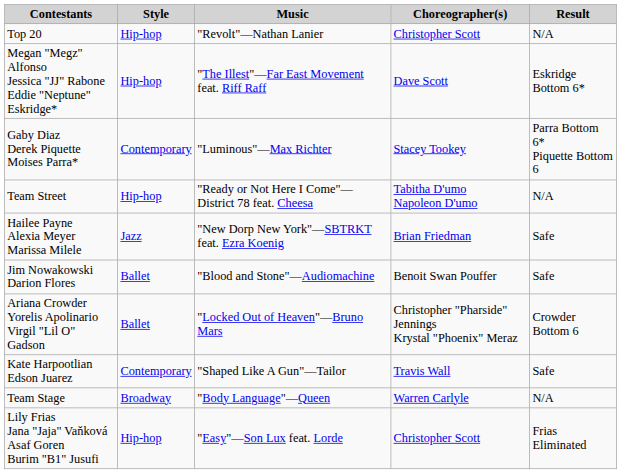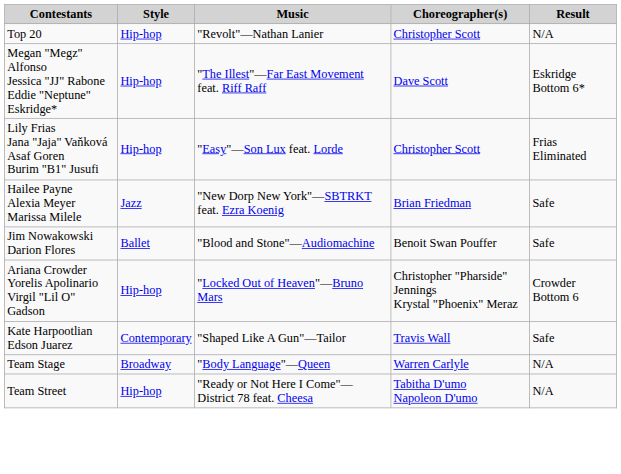- row: (44, 149)
rows swapped: (57, 438) <-> (37, 196)
(135, 324) Ballet -> (141, 290) Hip-hop
